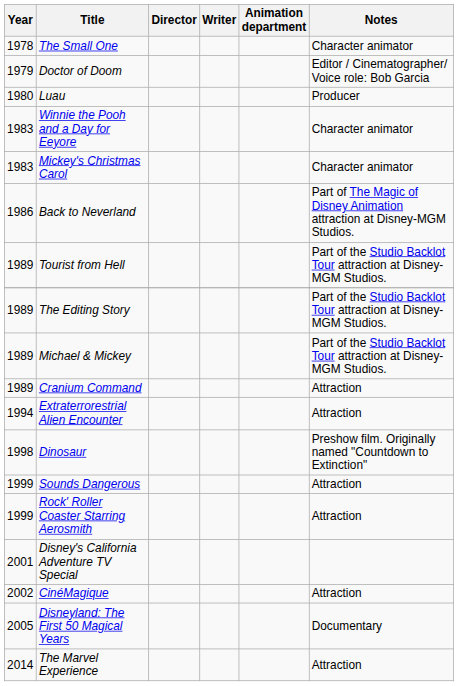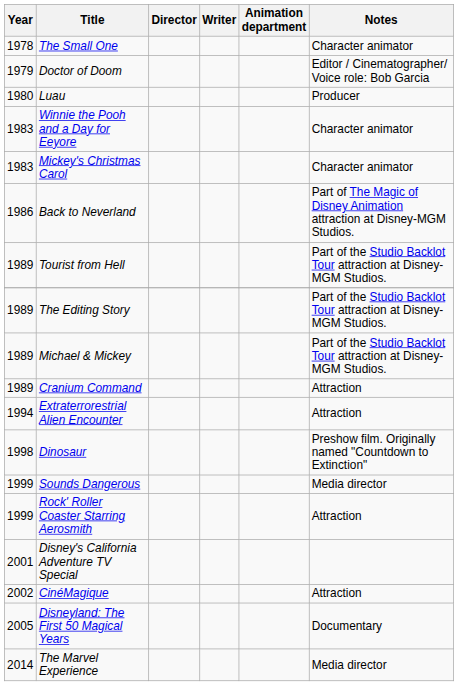(337, 484) Attraction -> (349, 484) Media director
(337, 664) Attraction -> (349, 664) Media director
